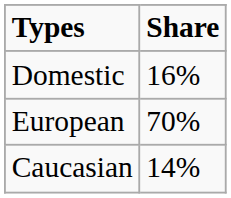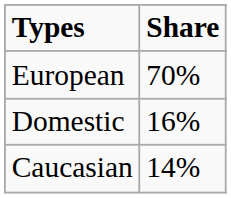rows swapped: (68, 121) <-> (68, 74)
